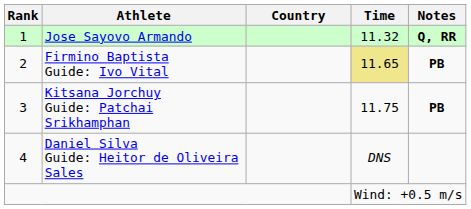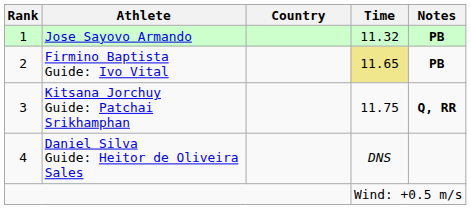(437, 36) Q, RR -> (437, 36) PB
(437, 108) PB -> (437, 108) Q, RR
